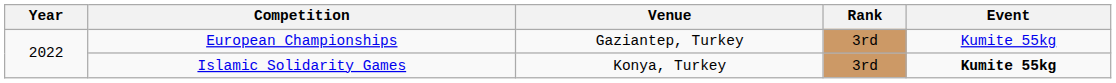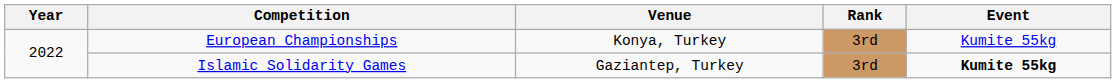(670, 41) Gaziantep, Turkey -> (670, 41) Konya, Turkey
(670, 65) Konya, Turkey -> (670, 65) Gaziantep, Turkey
